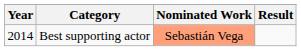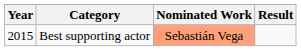(20, 35) 2014 -> (20, 35) 2015
